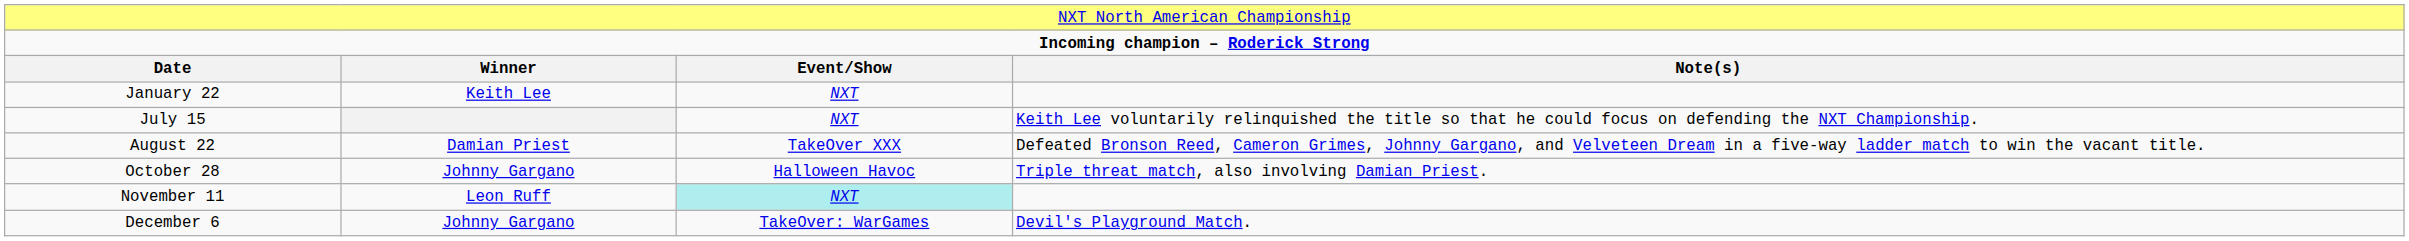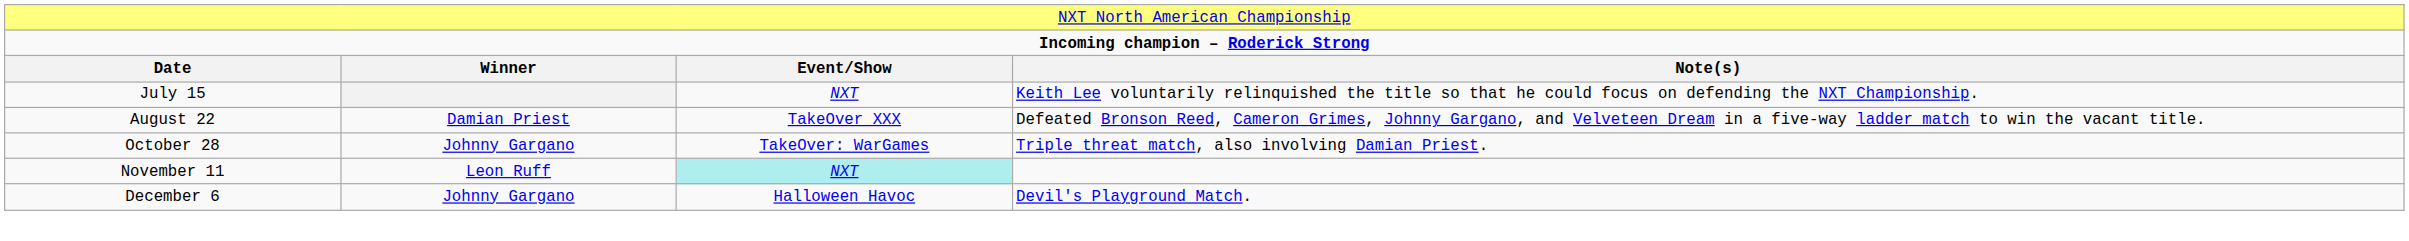- row: (173, 94)
(844, 171) Halloween Havoc -> (844, 146) TakeOver: WarGames
(844, 223) TakeOver: WarGames -> (844, 197) Halloween Havoc
